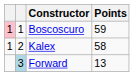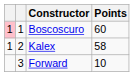(100, 30) 59 -> (100, 30) 60
(21, 63) lightblue background -> (21, 63) no background
(100, 63) 13 -> (100, 63) 10
